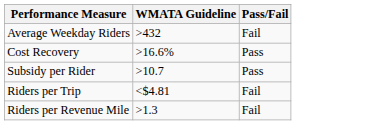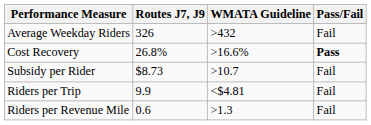+ column: (170, 14)
(253, 52) normal -> (328, 52) bold
(253, 71) Pass -> (326, 71) Fail
